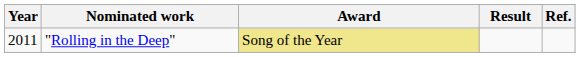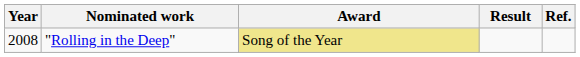(23, 40) 2011 -> (23, 40) 2008
